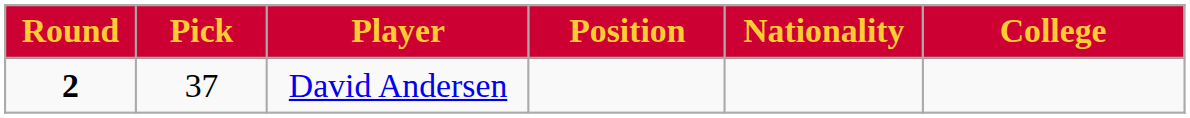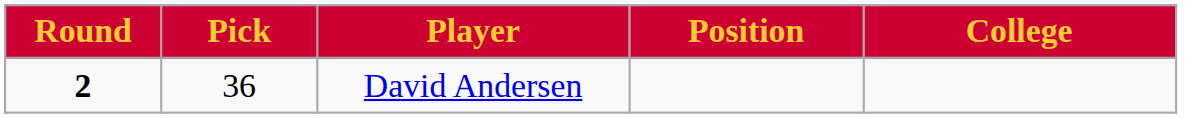- column: (824, 31)
(202, 84) 37 -> (239, 84) 36
